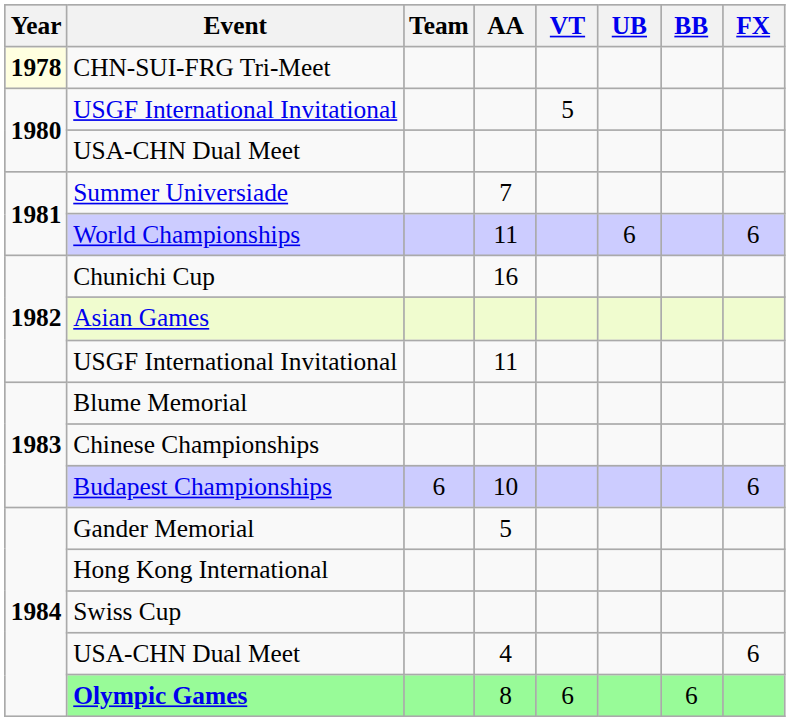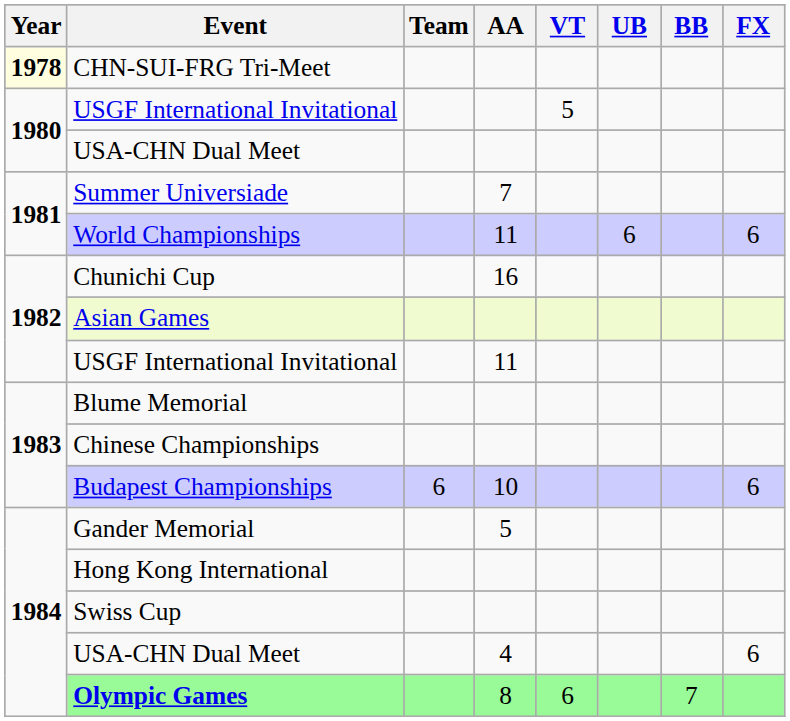(691, 695) 6 -> (691, 695) 7
